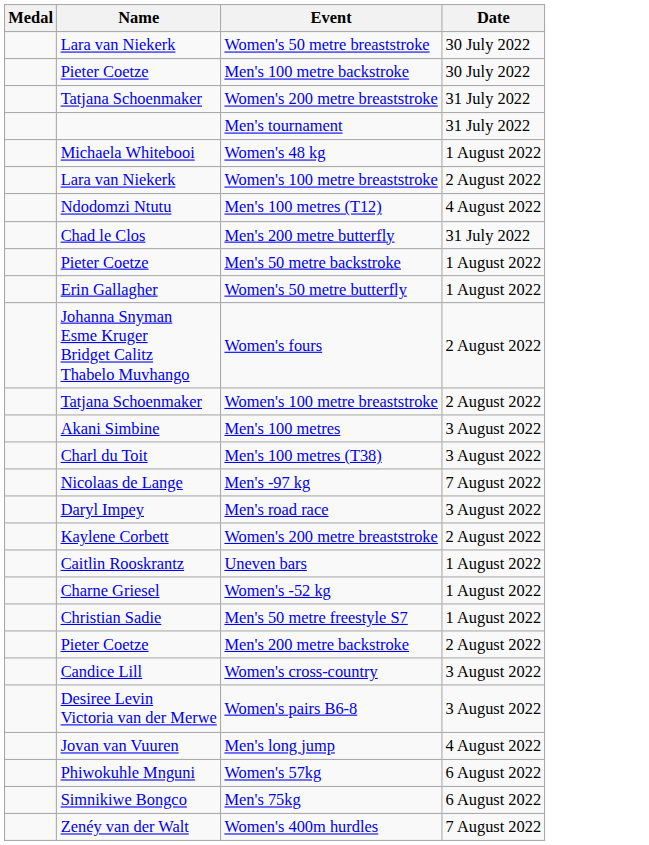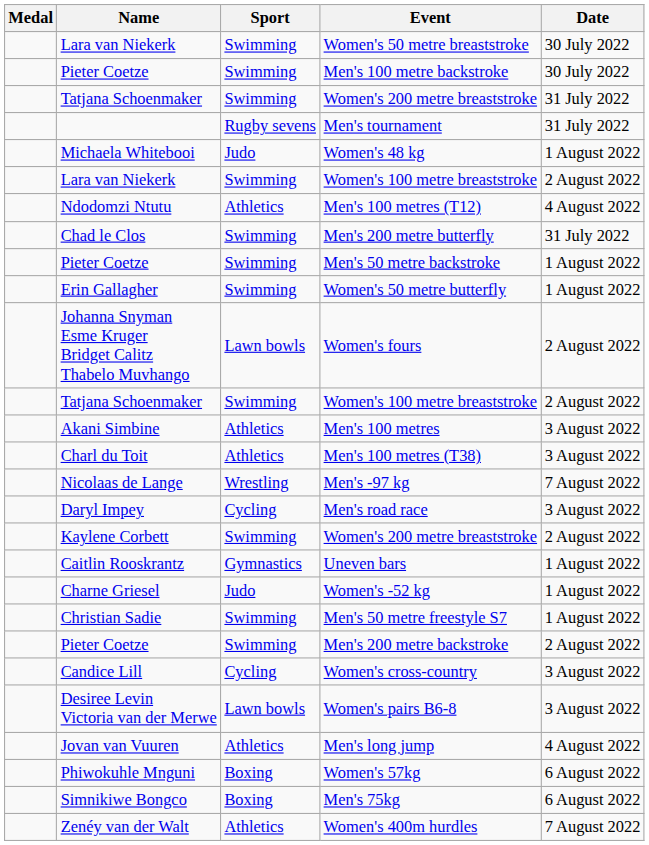+ column: (270, 18)
